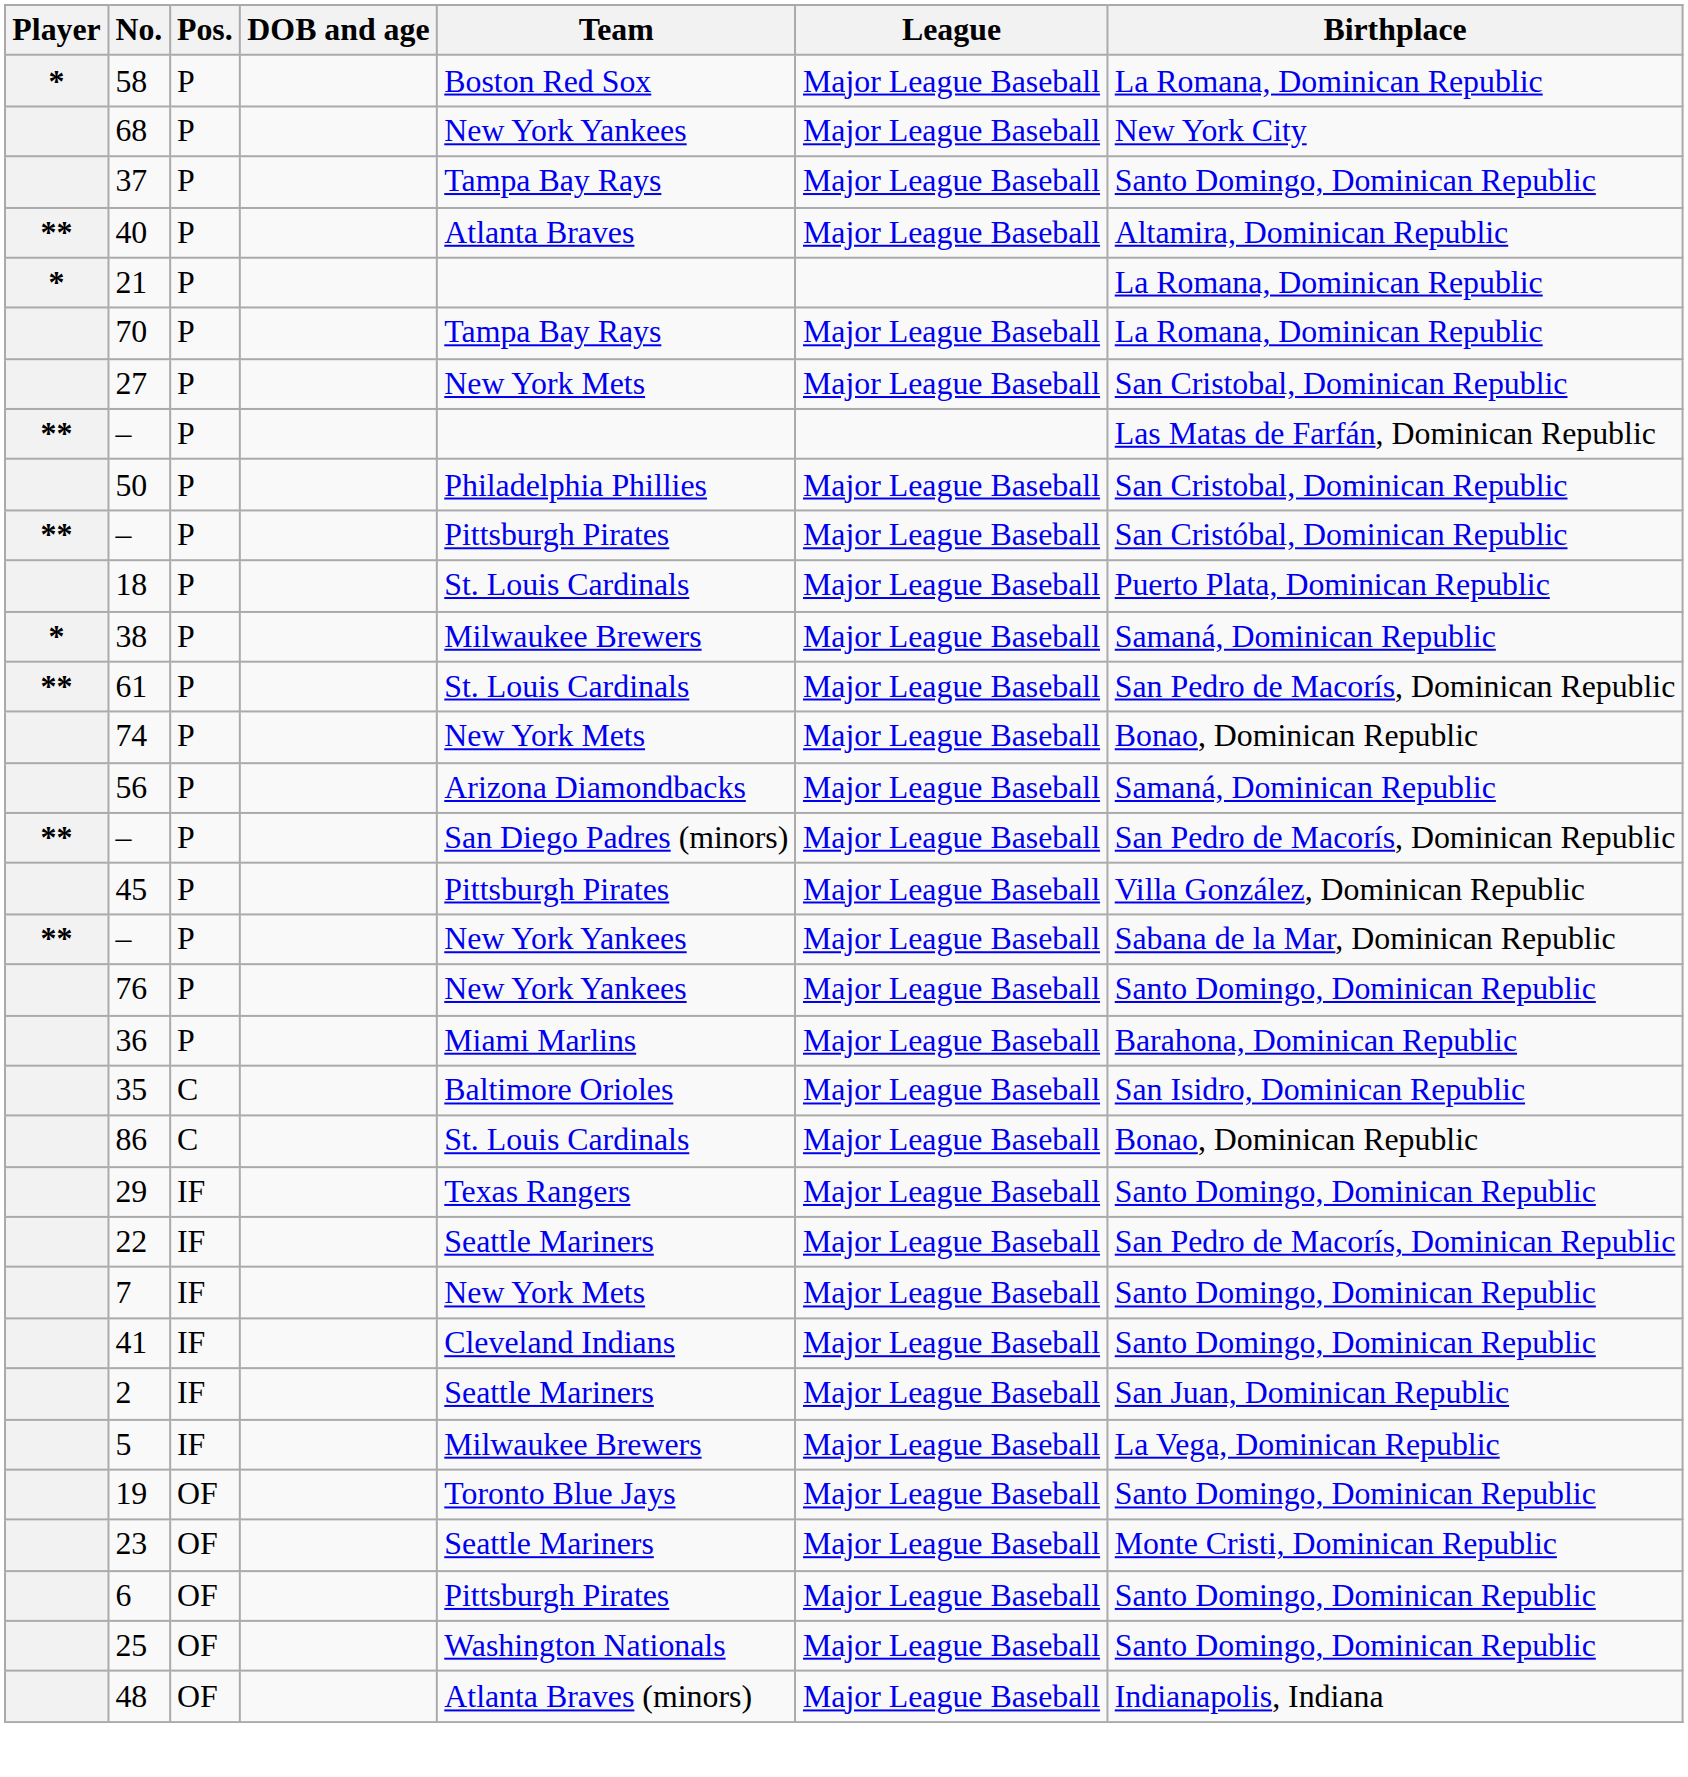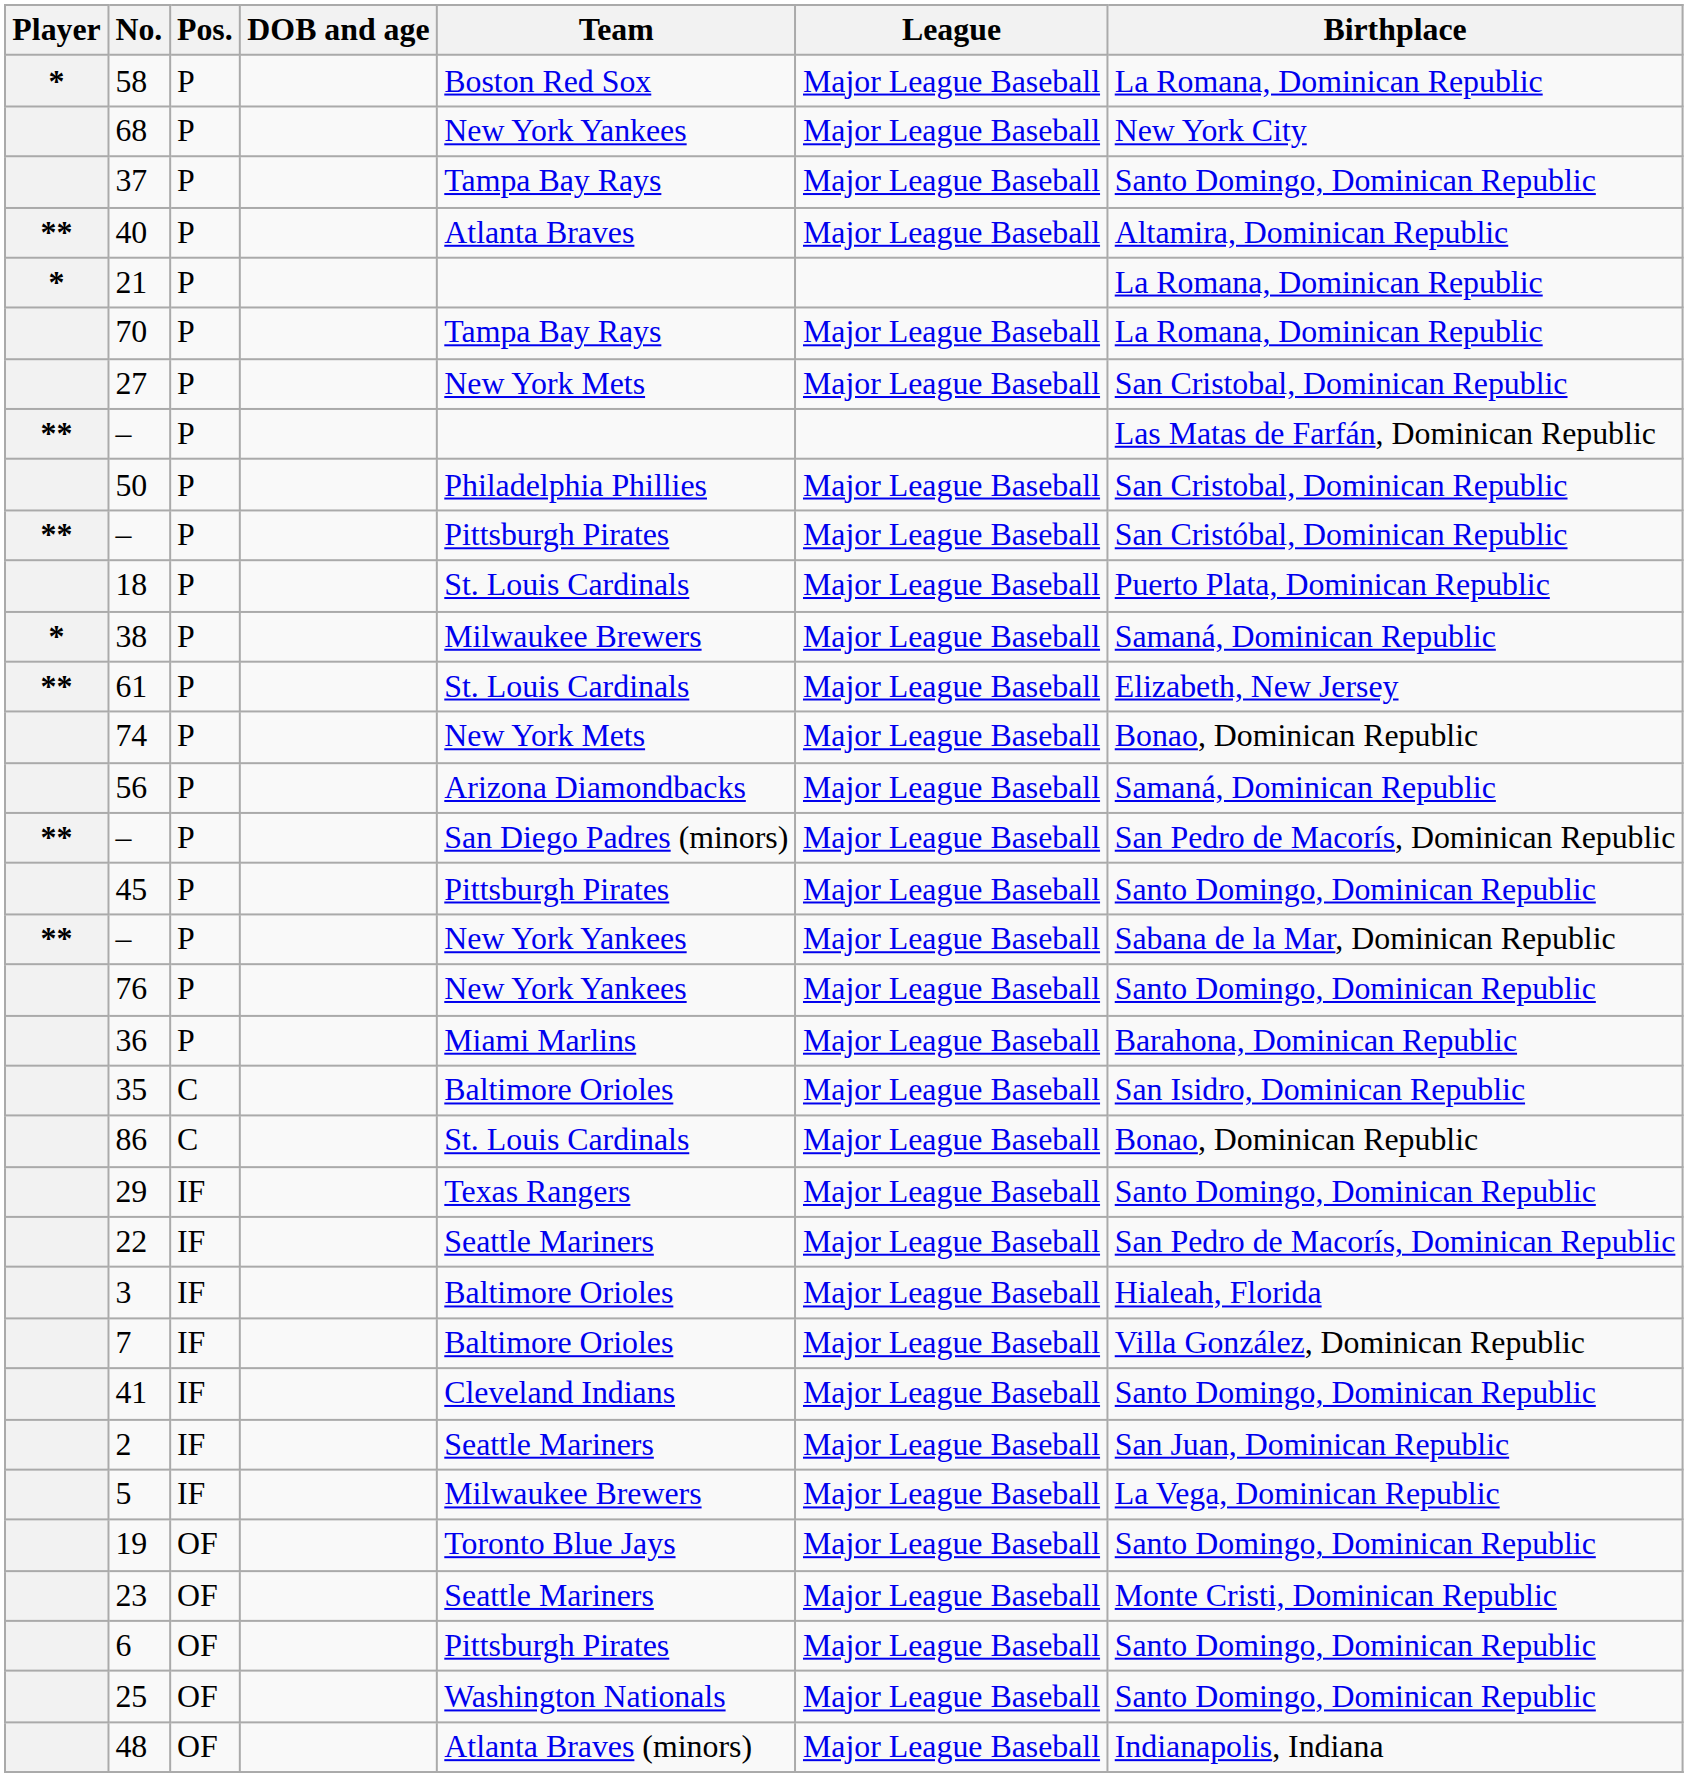(1395, 686) San Pedro de Macorís, Dominican Republic -> (1257, 686) Elizabeth, New Jersey
(1350, 888) Villa González, Dominican Republic -> (1355, 888) Santo Domingo, Dominican Republic
+ row: (123, 1292)
(545, 1292) New York Mets -> (559, 1342) Baltimore Orioles
(1355, 1292) Santo Domingo, Dominican Republic -> (1350, 1342) Villa González, Dominican Republic
